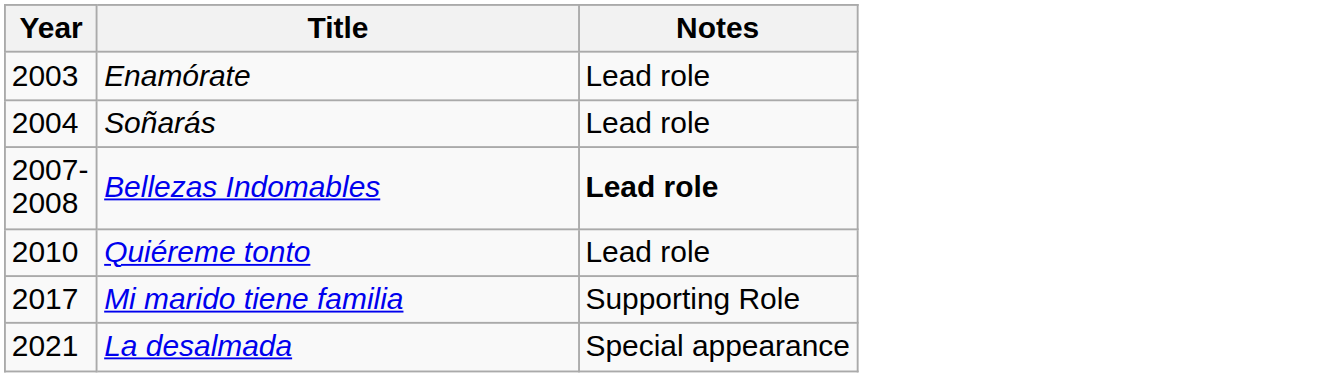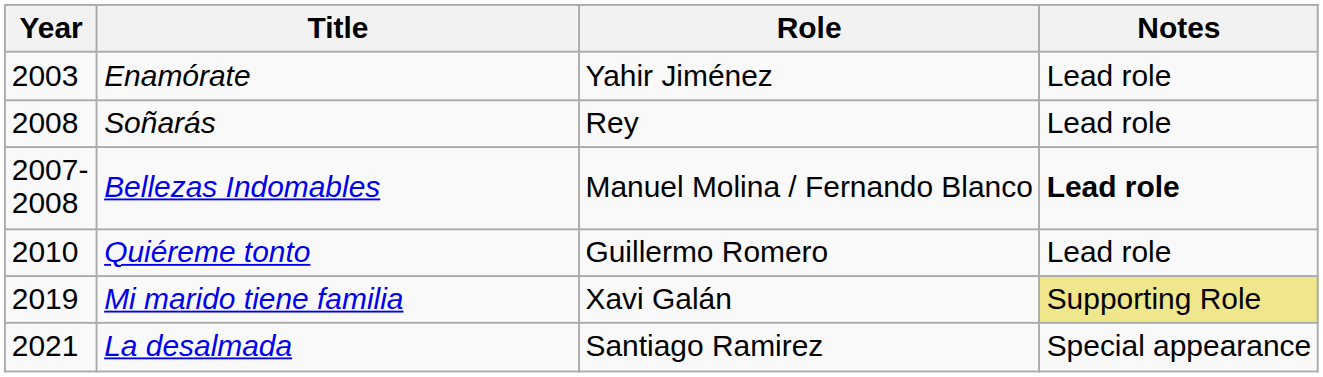+ column: (809, 28)
(45, 123) 2004 -> (45, 123) 2008
(45, 299) 2017 -> (45, 299) 2019
(693, 299) no background -> (1154, 299) khaki background
